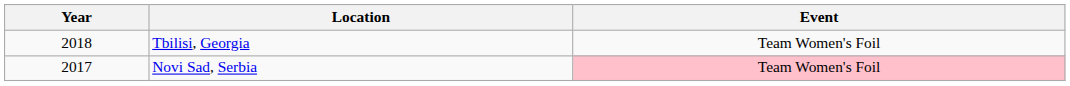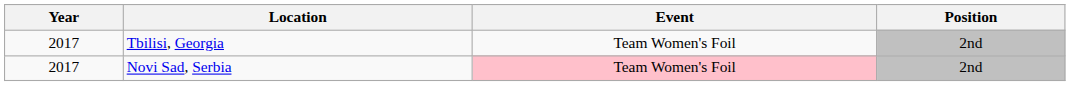+ column: (971, 17)
(77, 43) 2018 -> (64, 43) 2017
